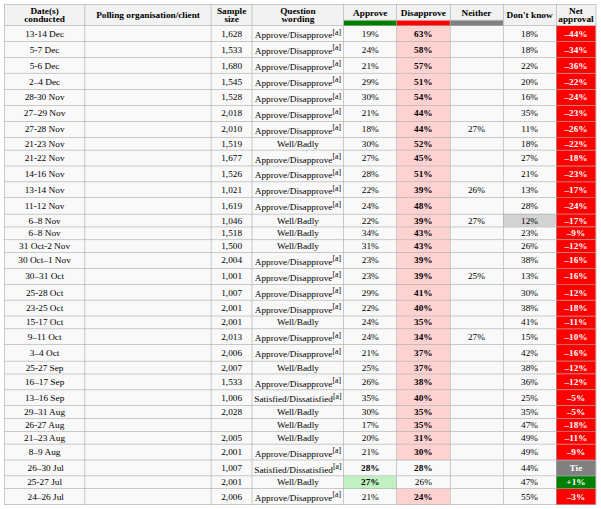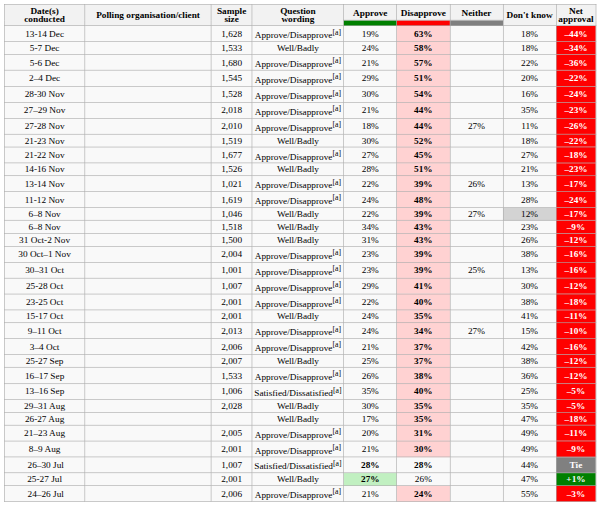(298, 50) Approve/Disapprove[a] -> (298, 48) Well/Badly
(298, 174) Approve/Disapprove[a] -> (298, 169) Well/Badly
(298, 438) Well/Badly -> (298, 434) Approve/Disapprove[a]
